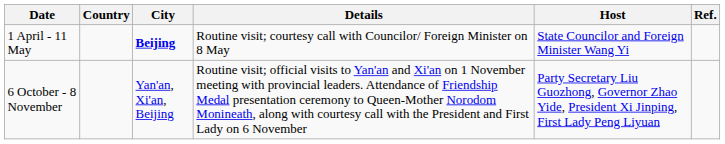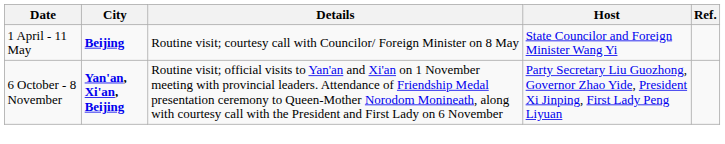- column: (106, 14)
(155, 99) normal -> (106, 92) bold
